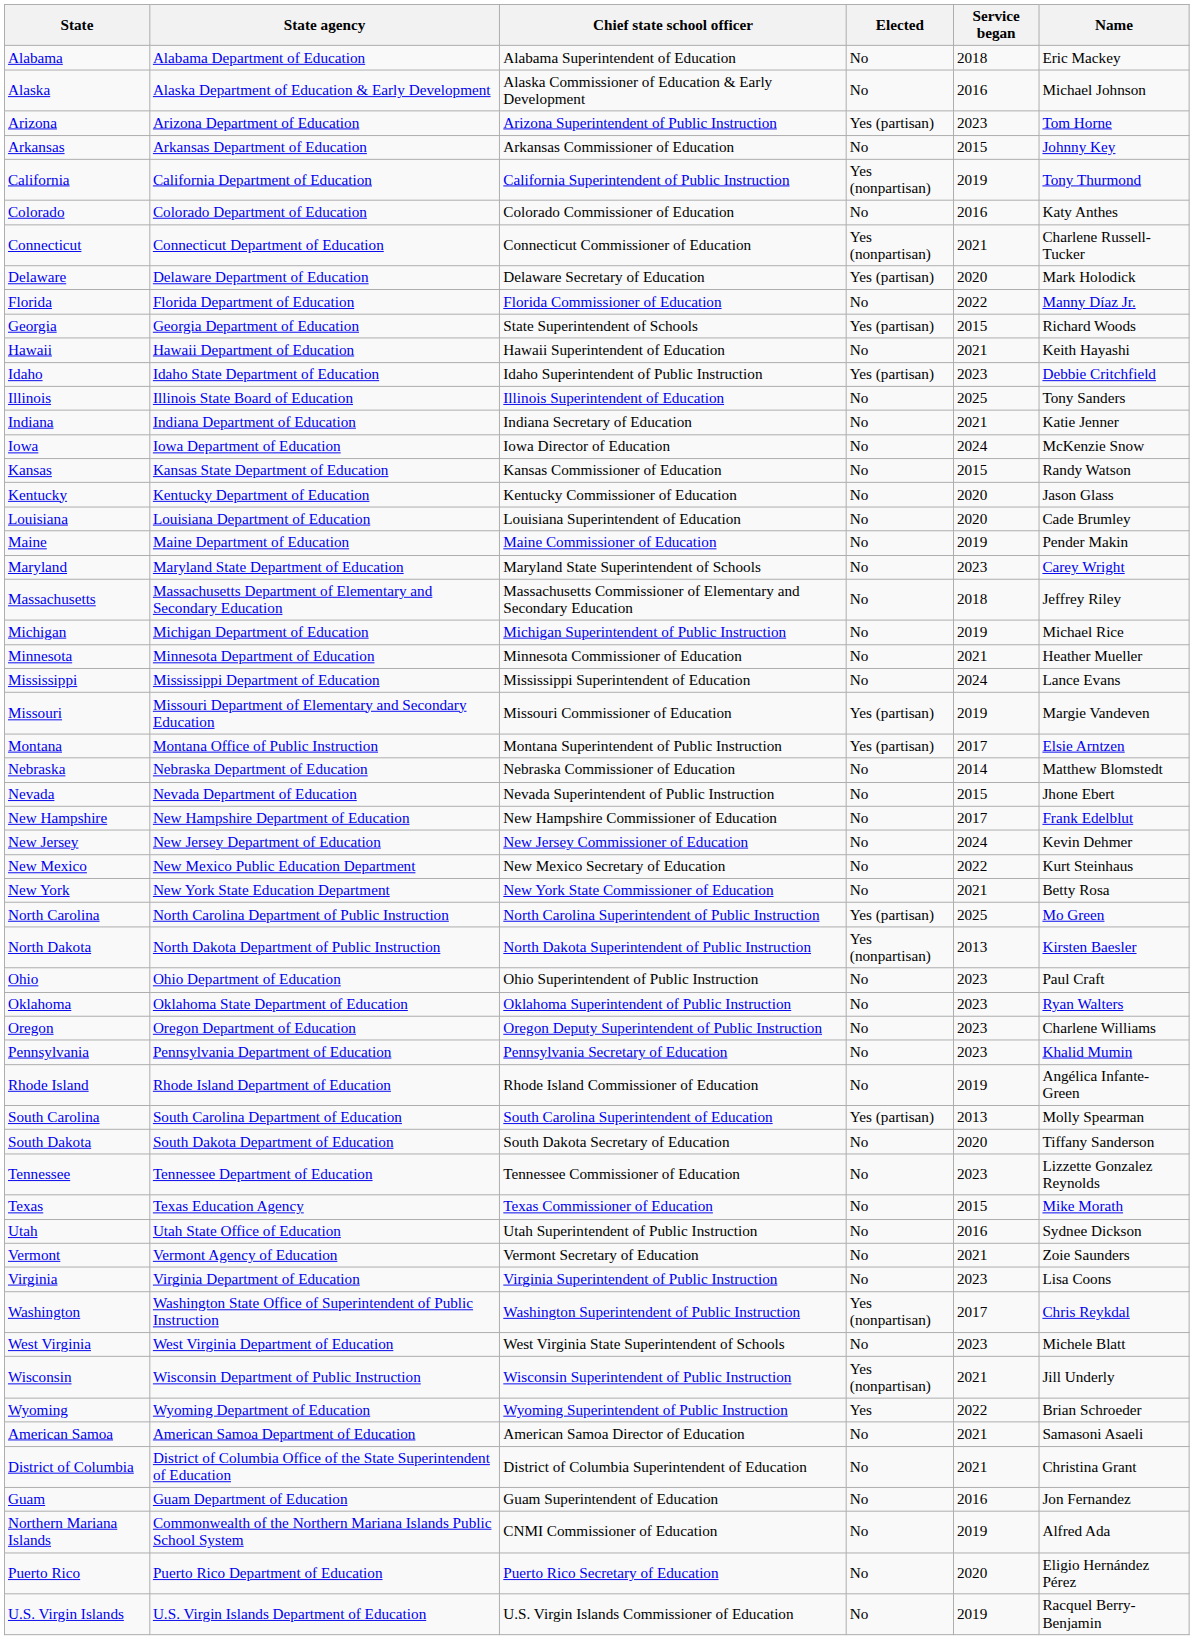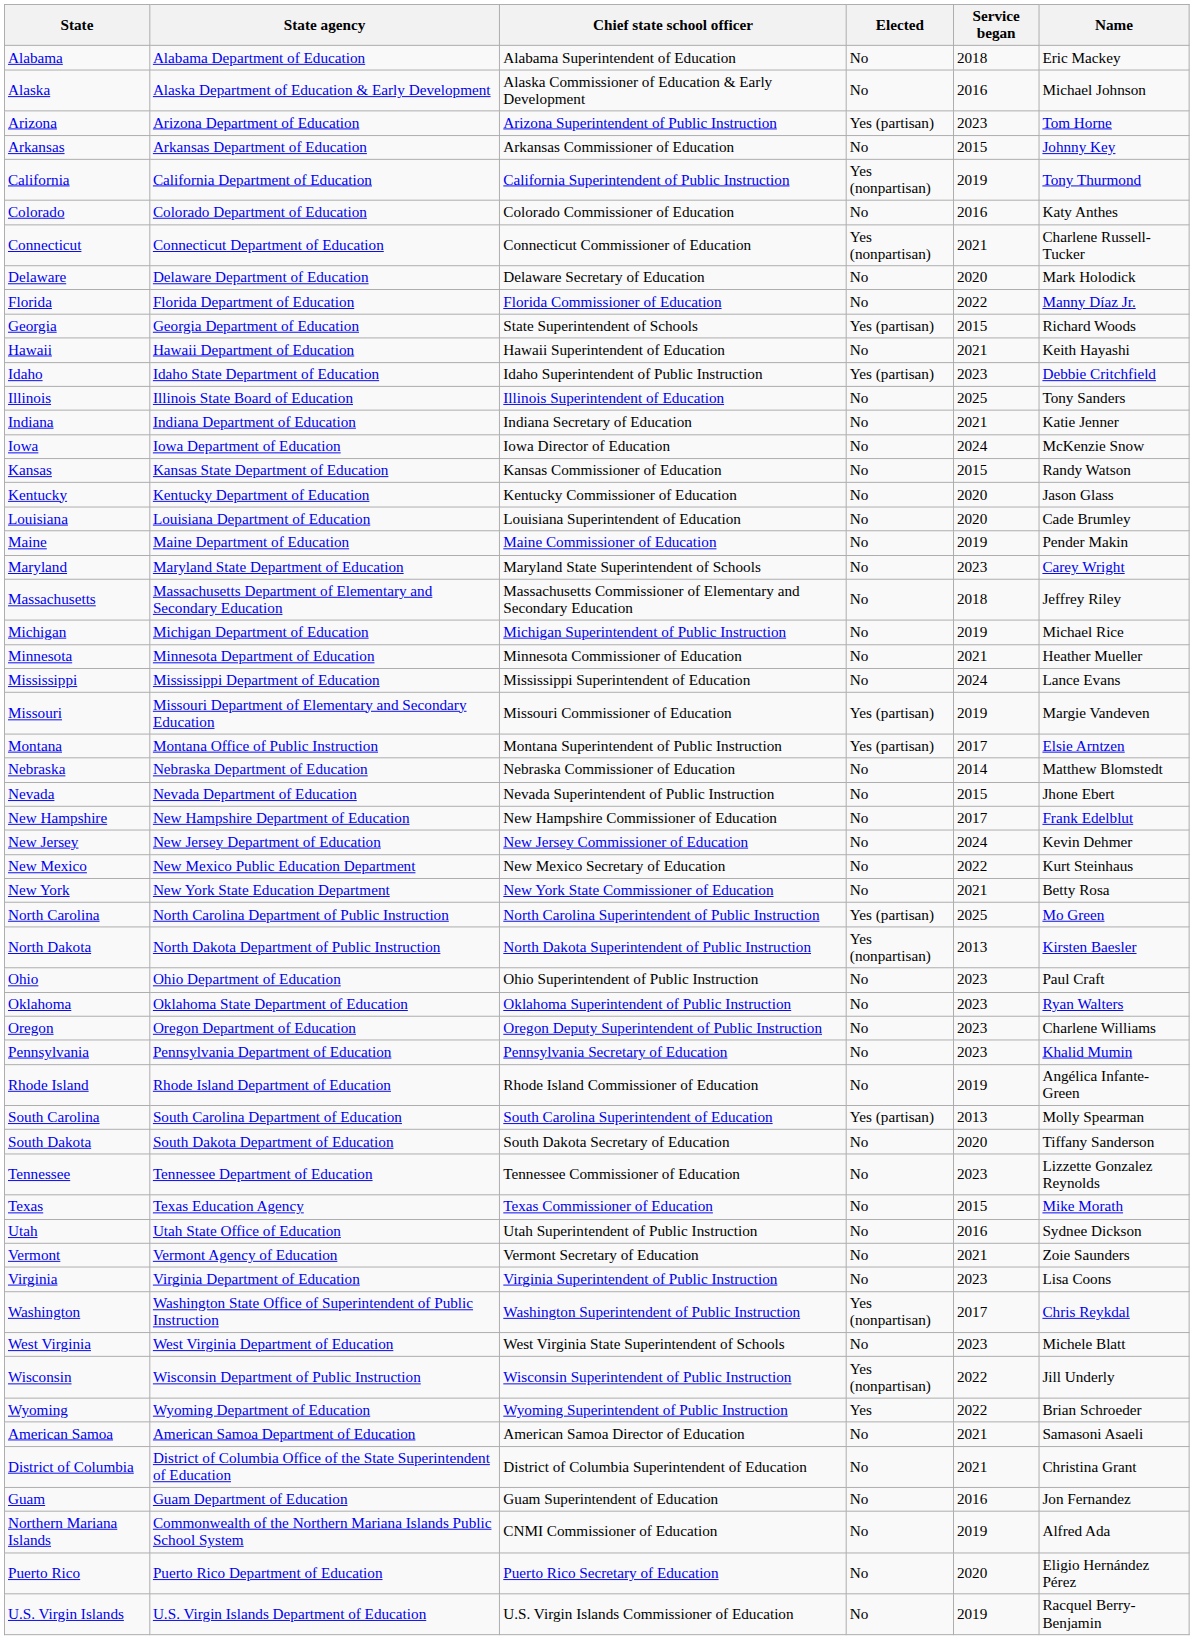(892, 277) Yes (partisan) -> (859, 277) No
(972, 1377) 2021 -> (972, 1377) 2022
